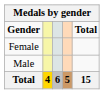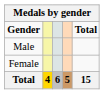rows swapped: (24, 63) <-> (24, 46)
